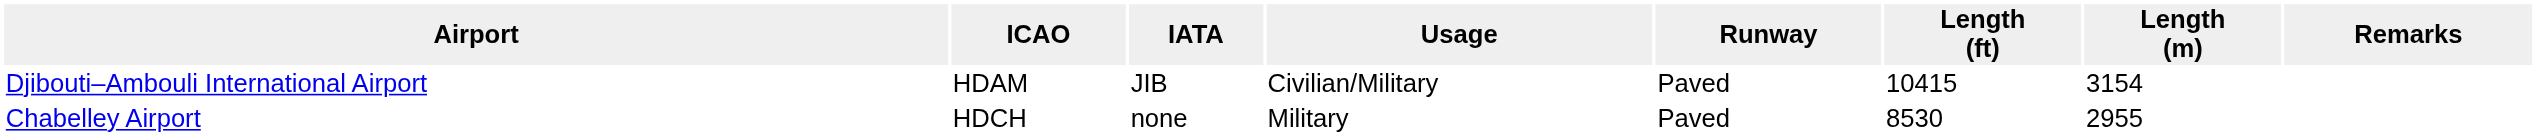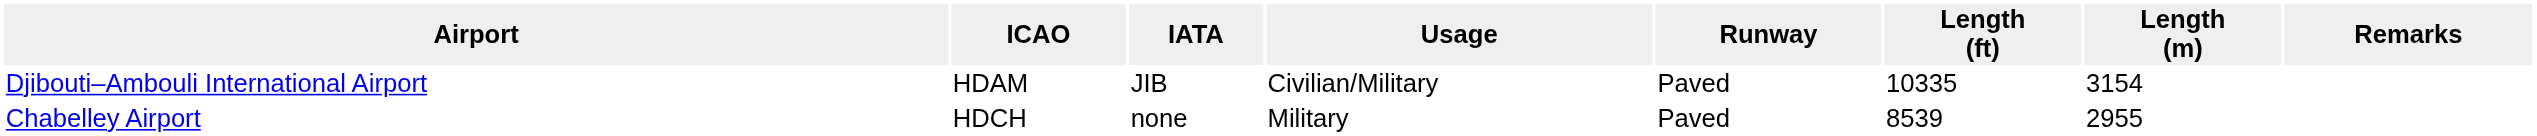(1922, 83) 10415 -> (1922, 83) 10335
(1914, 119) 8530 -> (1914, 119) 8539
